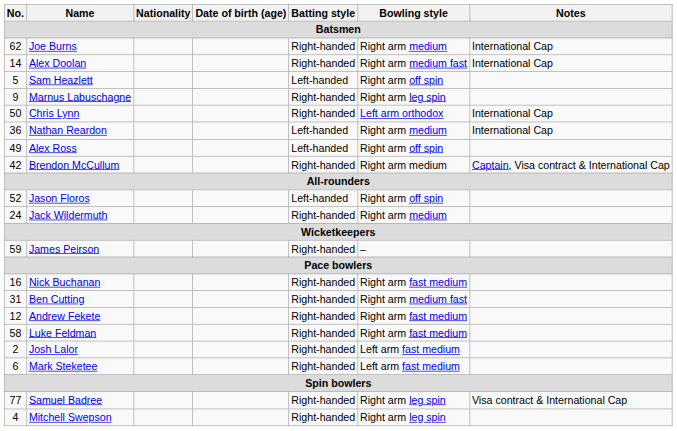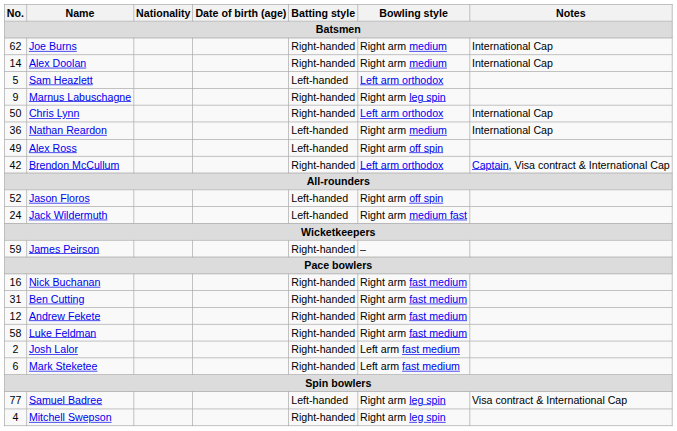(414, 63) Right arm medium fast -> (404, 63) Right arm medium
(402, 80) Right arm off spin -> (402, 80) Left arm orthodox
(404, 165) Right arm medium -> (402, 165) Left arm orthodox
(323, 215) Right-handed -> (320, 215) Left-handed
(404, 215) Right arm medium -> (414, 215) Right arm medium fast
(414, 299) Right arm medium fast -> (414, 299) Right arm fast medium
(323, 400) Right-handed -> (320, 400) Left-handed
